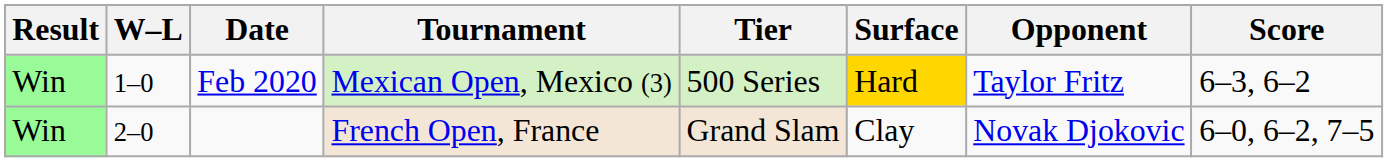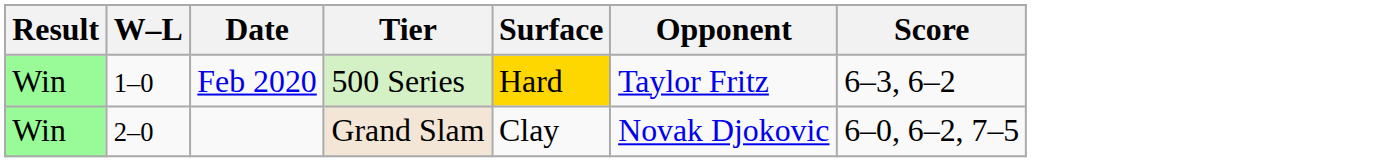- column: (502, 29)
